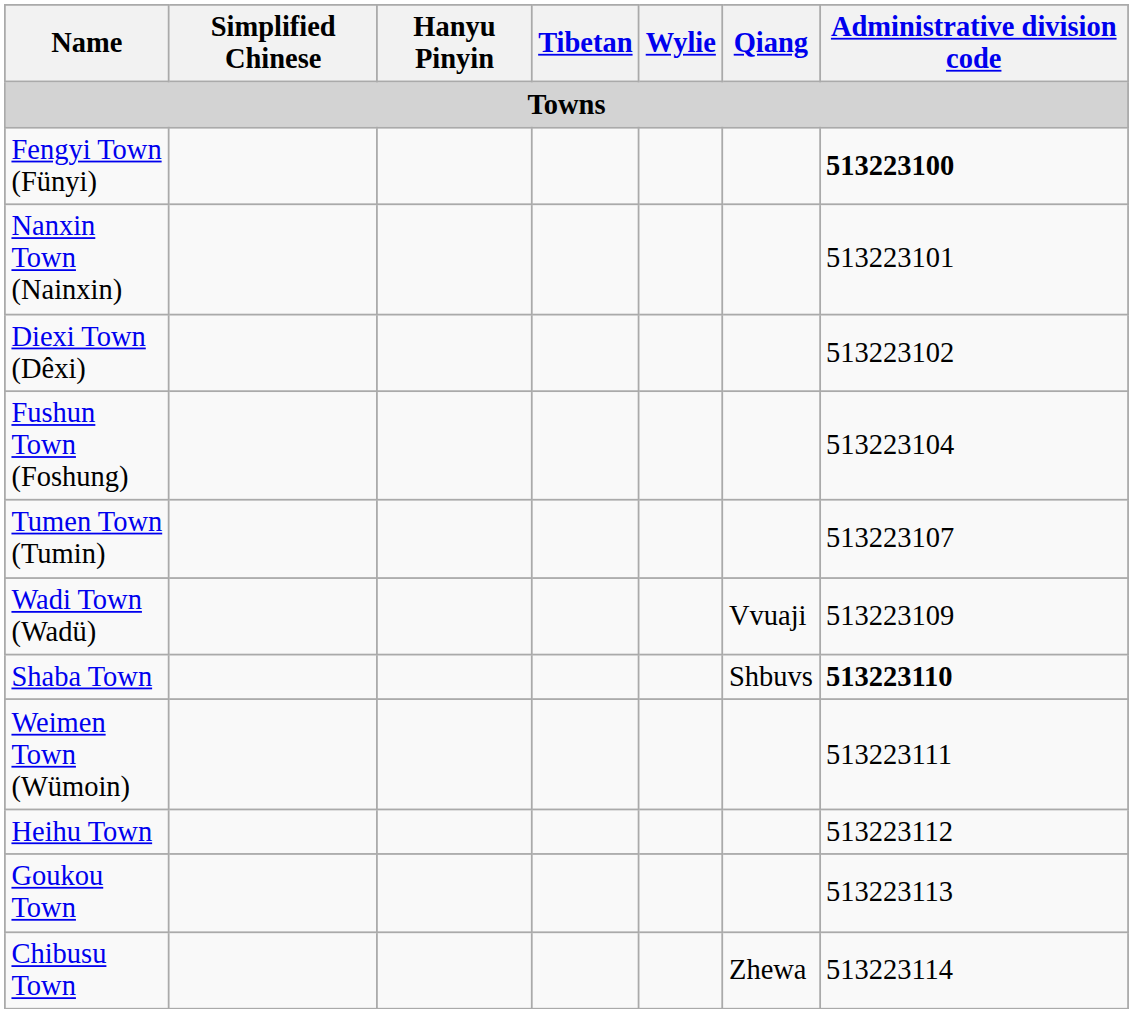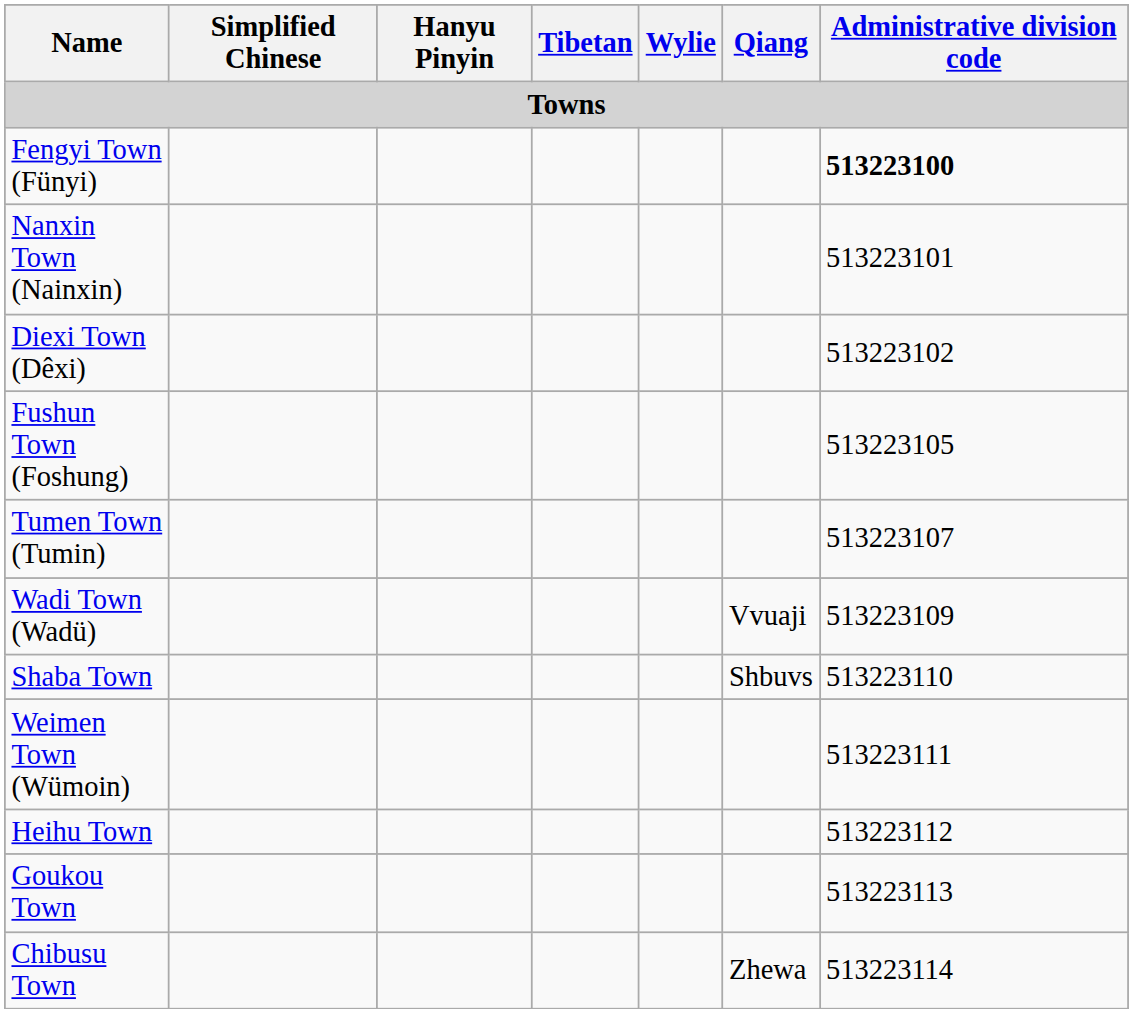(890, 445) 513223104 -> (890, 445) 513223105
(889, 676) bold -> (890, 676) normal
